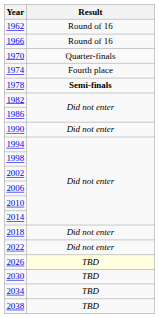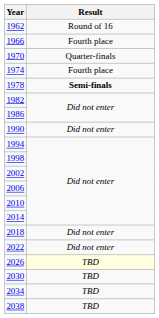(90, 41) Round of 16 -> (90, 41) Fourth place
